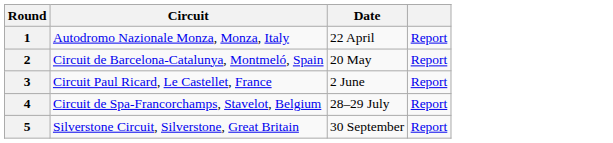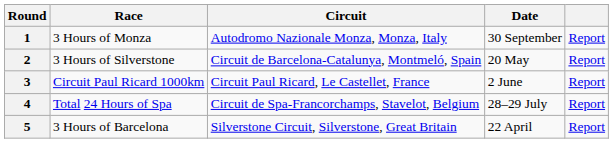+ column: (129, 15)
(352, 37) 22 April -> (525, 37) 30 September
(367, 126) 30 September -> (510, 126) 22 April
